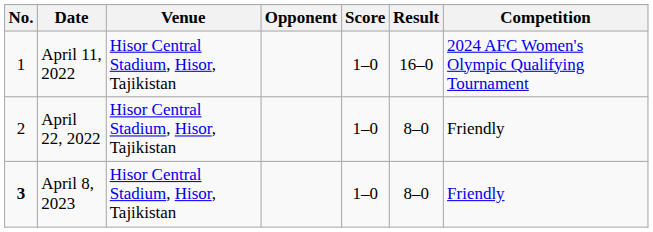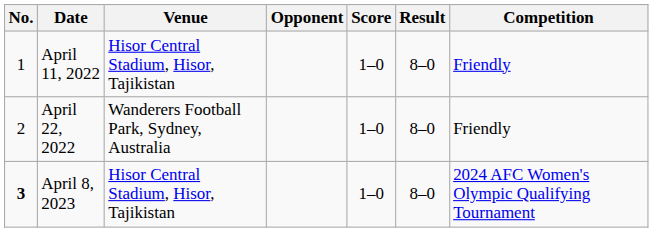(416, 63) 16–0 -> (422, 63) 8–0
(516, 63) 2024 AFC Women's Olympic Qualifying Tournament -> (482, 63) Friendly
(163, 128) Hisor Central Stadium, Hisor, Tajikistan -> (175, 128) Wanderers Football Park, Sydney, Australia
(476, 194) Friendly -> (522, 194) 2024 AFC Women's Olympic Qualifying Tournament
